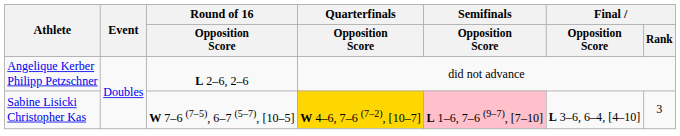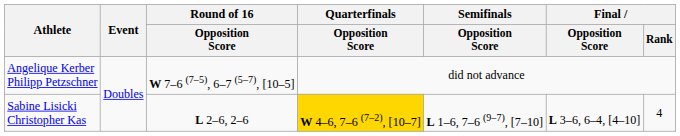(222, 81) L 2–6, 2–6 -> (222, 83) W 7–6 (7–5), 6–7 (5–7), [10–5]
(222, 117) W 7–6 (7–5), 6–7 (5–7), [10–5] -> (222, 120) L 2–6, 2–6
(485, 117) pink background -> (485, 120) no background
(659, 110) 3 -> (659, 113) 4
